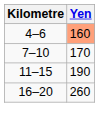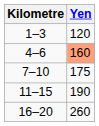+ row: (36, 33)
(80, 53) 170 -> (80, 72) 175
